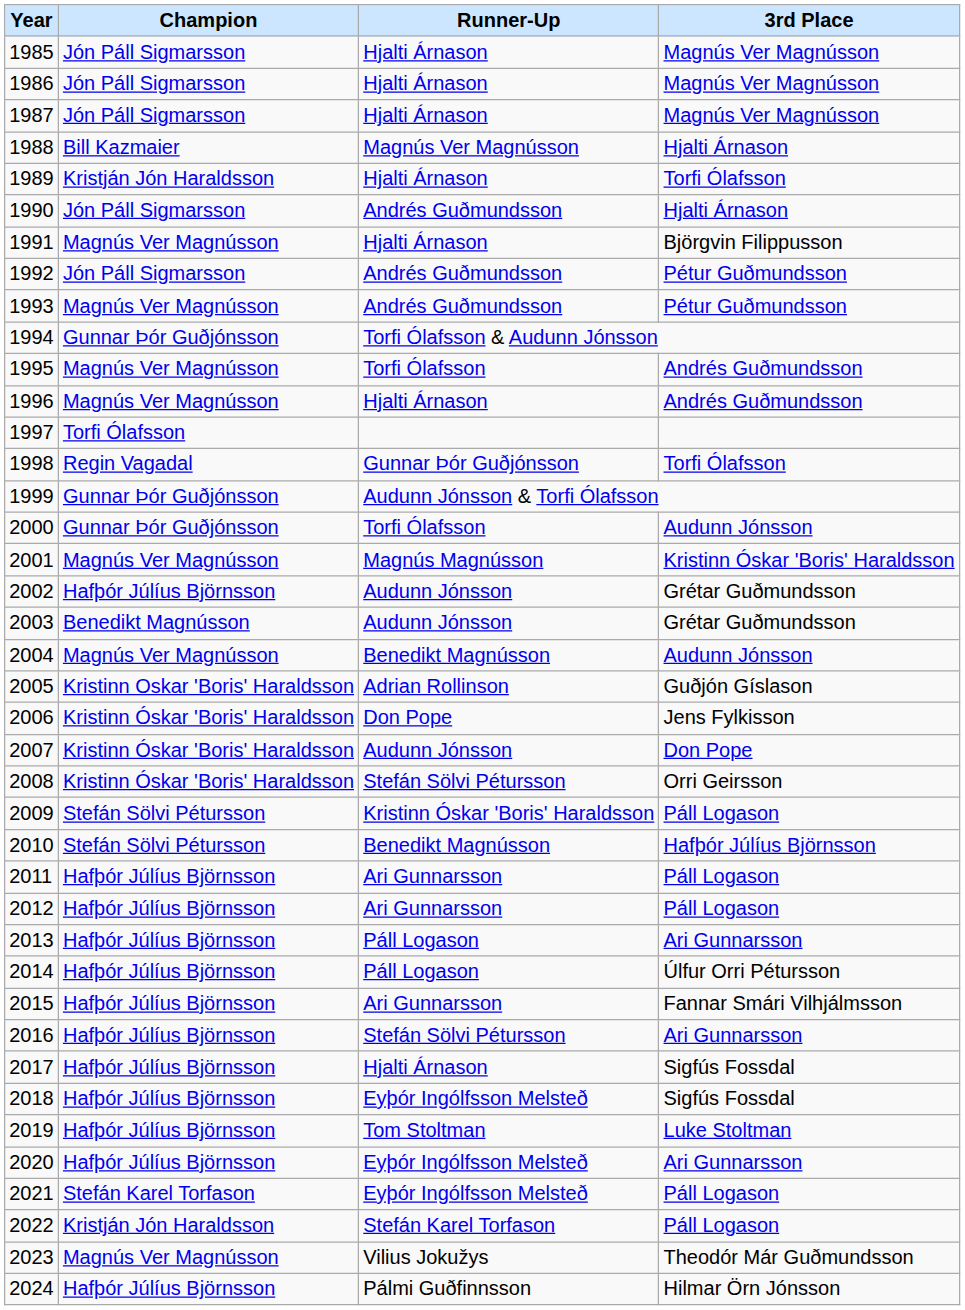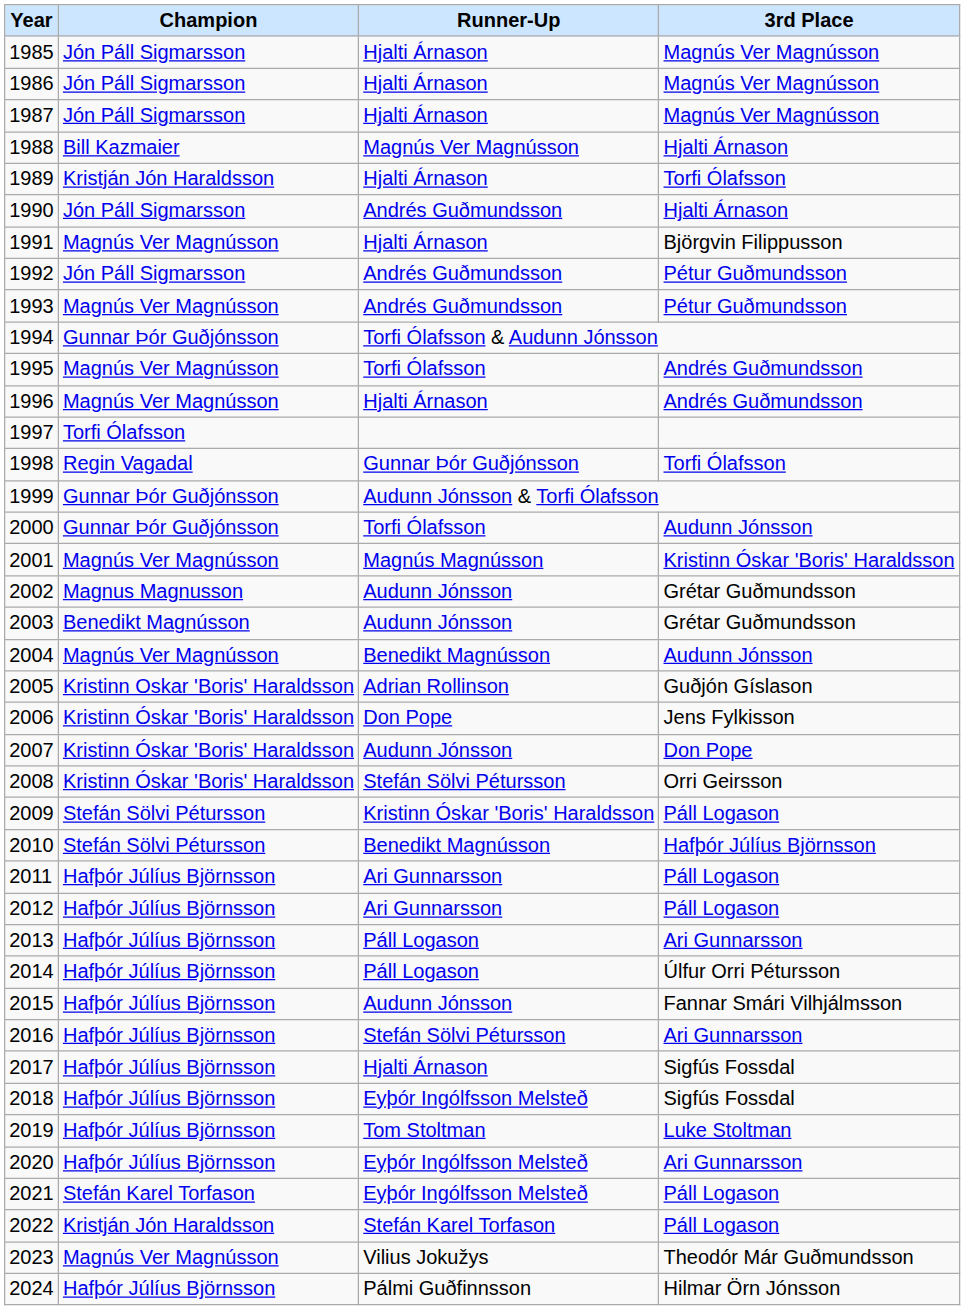(169, 591) Hafþór Júlíus Björnsson -> (153, 591) Magnus Magnusson
(433, 1003) Ari Gunnarsson -> (438, 1003) Audunn Jónsson
